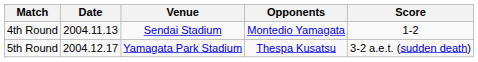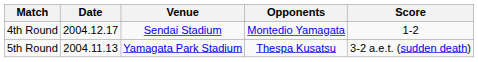(91, 30) 2004.11.13 -> (91, 30) 2004.12.17
(91, 48) 2004.12.17 -> (91, 48) 2004.11.13
